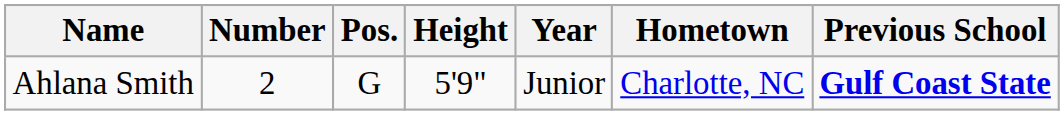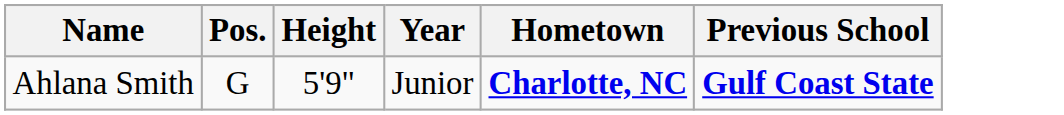- column: (267, 30)
(712, 82) normal -> (588, 82) bold
